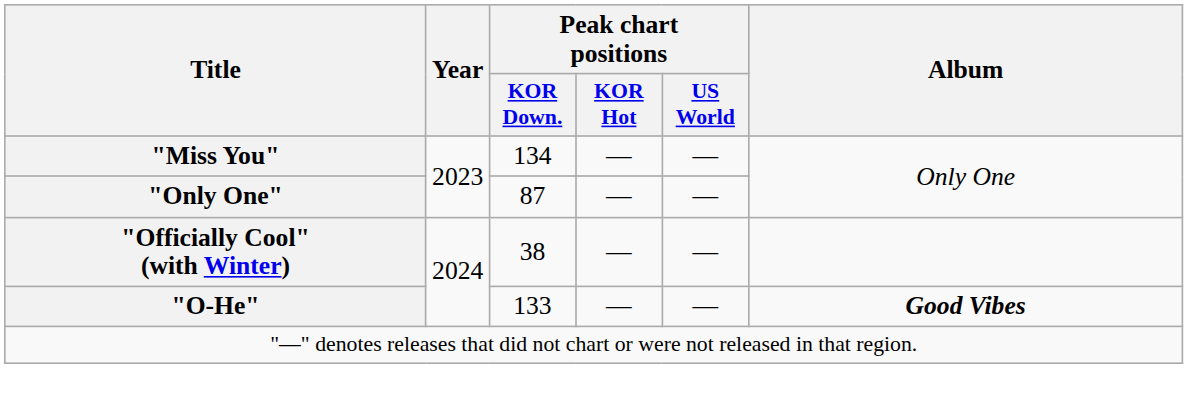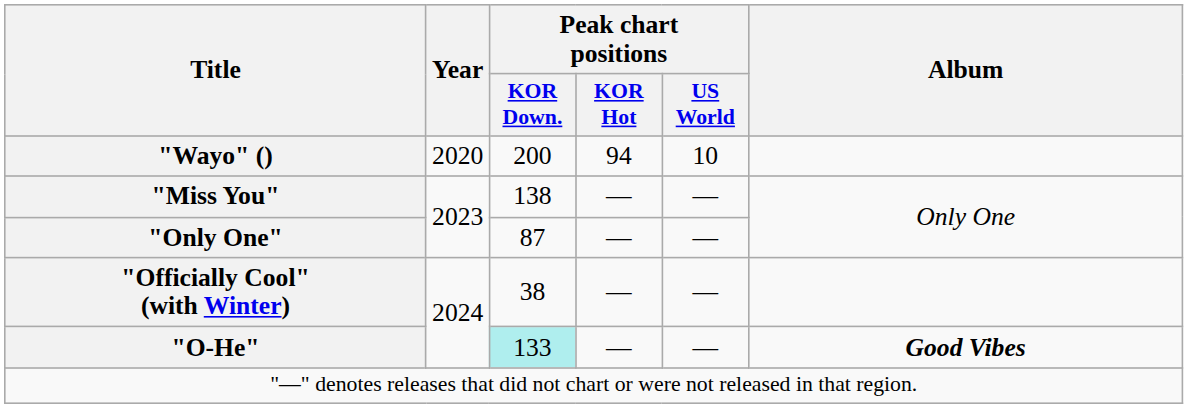+ row: (215, 155)
(532, 155) 134 -> (532, 196) 138
(532, 306) no background -> (532, 346) paleturquoise background
